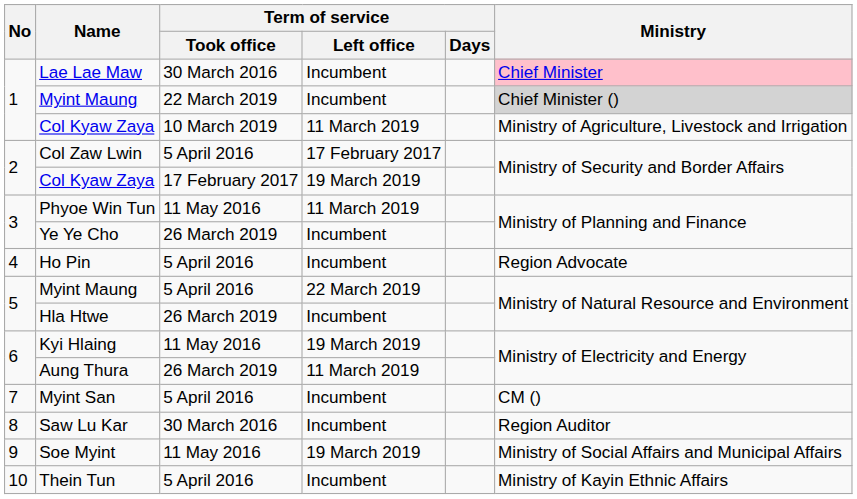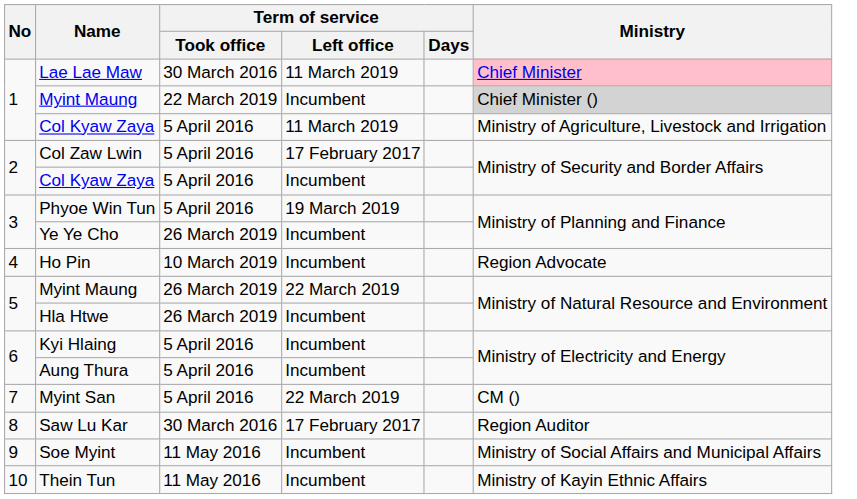(346, 72) Incumbent -> (342, 72) 11 March 2019
(220, 126) 10 March 2019 -> (208, 126) 5 April 2016
(231, 180) 17 February 2017 -> (208, 180) 5 April 2016
(363, 180) 19 March 2019 -> (325, 180) Incumbent
(212, 208) 11 May 2016 -> (208, 208) 5 April 2016
(363, 208) 11 March 2019 -> (342, 208) 19 March 2019
(208, 262) 5 April 2016 -> (220, 262) 10 March 2019
(208, 289) 5 April 2016 -> (220, 289) 26 March 2019
(212, 343) 11 May 2016 -> (208, 343) 5 April 2016
(363, 343) 19 March 2019 -> (325, 343) Incumbent
(220, 371) 26 March 2019 -> (208, 371) 5 April 2016
(363, 371) 11 March 2019 -> (325, 371) Incumbent
(346, 398) Incumbent -> (342, 398) 22 March 2019
(346, 425) Incumbent -> (353, 425) 17 February 2017
(363, 452) 19 March 2019 -> (325, 452) Incumbent
(208, 479) 5 April 2016 -> (212, 479) 11 May 2016
